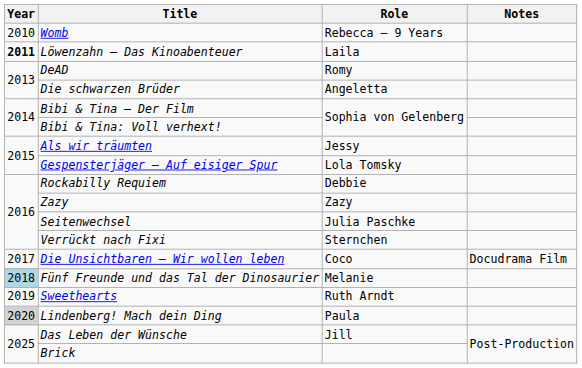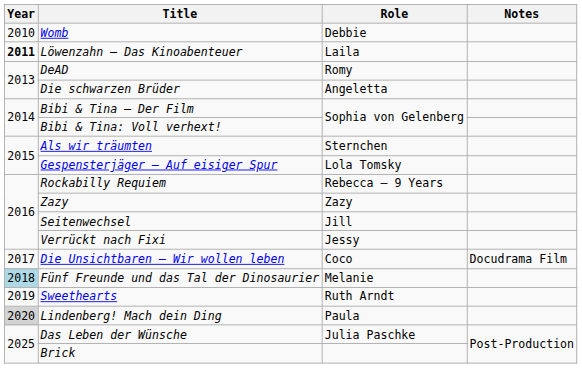(384, 33) Rebecca – 9 Years -> (346, 33) Debbie
(342, 146) Jessy -> (356, 146) Sternchen
(346, 184) Debbie -> (384, 184) Rebecca – 9 Years
(370, 221) Julia Paschke -> (339, 221) Jill
(356, 240) Sternchen -> (342, 240) Jessy
(339, 334) Jill -> (370, 334) Julia Paschke
